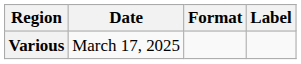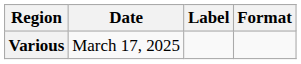columns swapped: (215, 17) <-> (271, 17)
